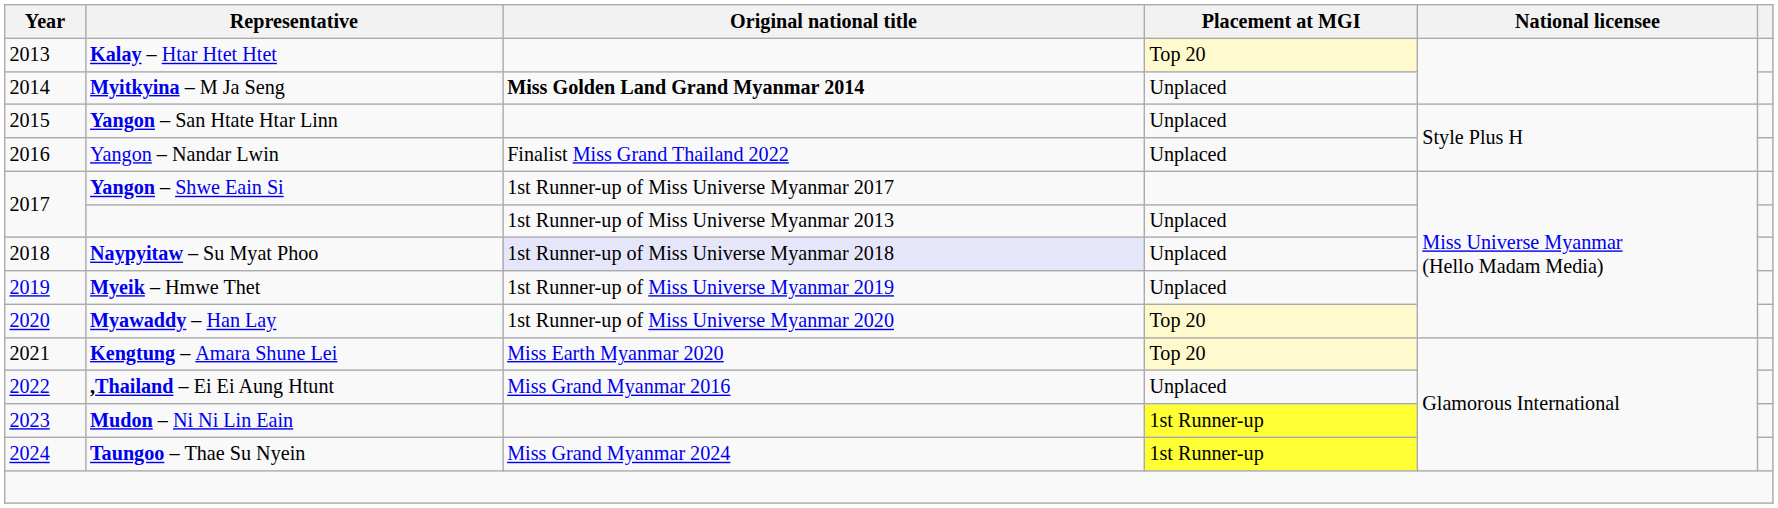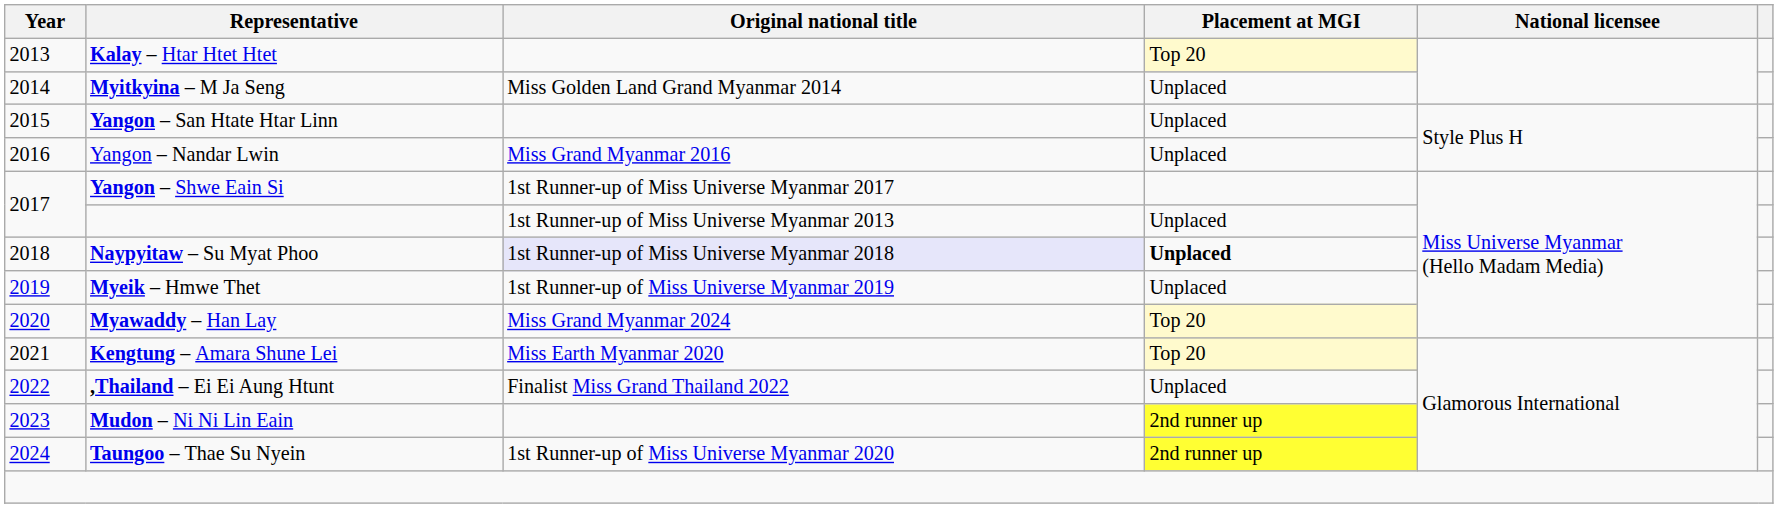(686, 88) bold -> (674, 88) normal
(648, 154) Finalist Miss Grand Thailand 2022 -> (619, 154) Miss Grand Myanmar 2016
(1188, 254) normal -> (1190, 254) bold
(701, 320) 1st Runner-up of Miss Universe Myanmar 2020 -> (619, 320) Miss Grand Myanmar 2024
(619, 387) Miss Grand Myanmar 2016 -> (648, 387) Finalist Miss Grand Thailand 2022
(1207, 420) 1st Runner-up -> (1206, 420) 2nd runner up
(619, 453) Miss Grand Myanmar 2024 -> (701, 453) 1st Runner-up of Miss Universe Myanmar 2020
(1207, 453) 1st Runner-up -> (1206, 453) 2nd runner up
